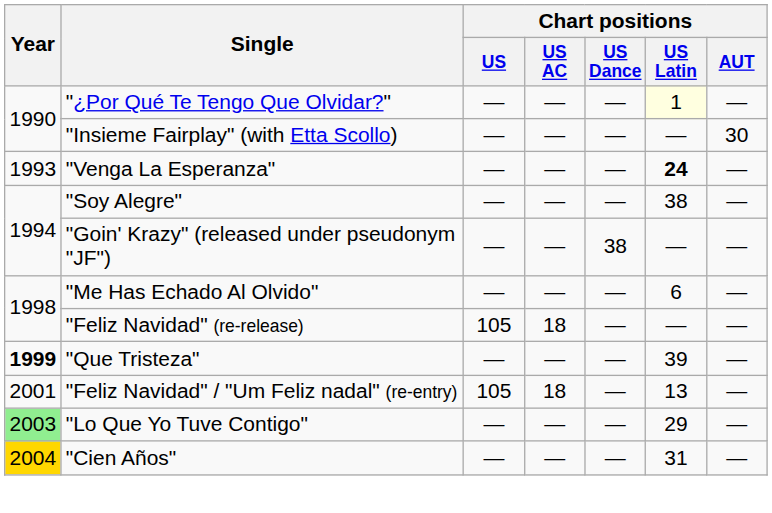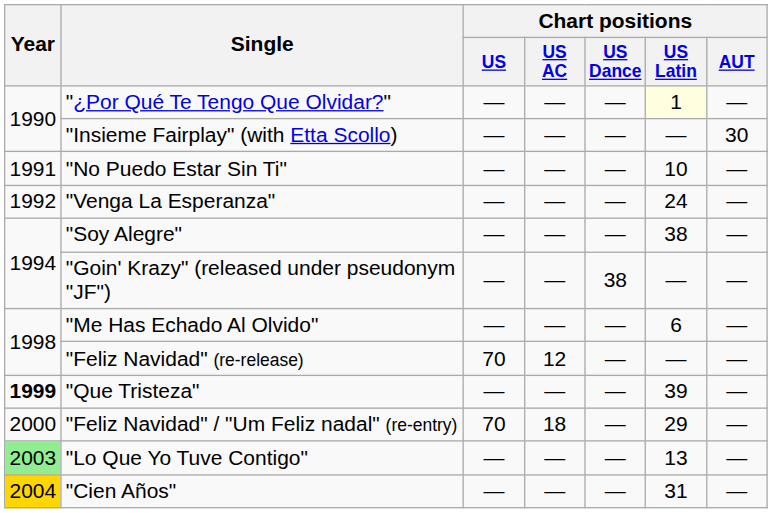+ row: (176, 168)
(33, 168) 1993 -> (33, 201) 1992
(676, 168) bold -> (676, 201) normal
(494, 324) 105 -> (494, 358) 70
(555, 324) 18 -> (555, 358) 12
(33, 391) 2001 -> (33, 424) 2000
(494, 391) 105 -> (494, 424) 70
(676, 391) 13 -> (676, 424) 29
(676, 424) 29 -> (676, 457) 13
